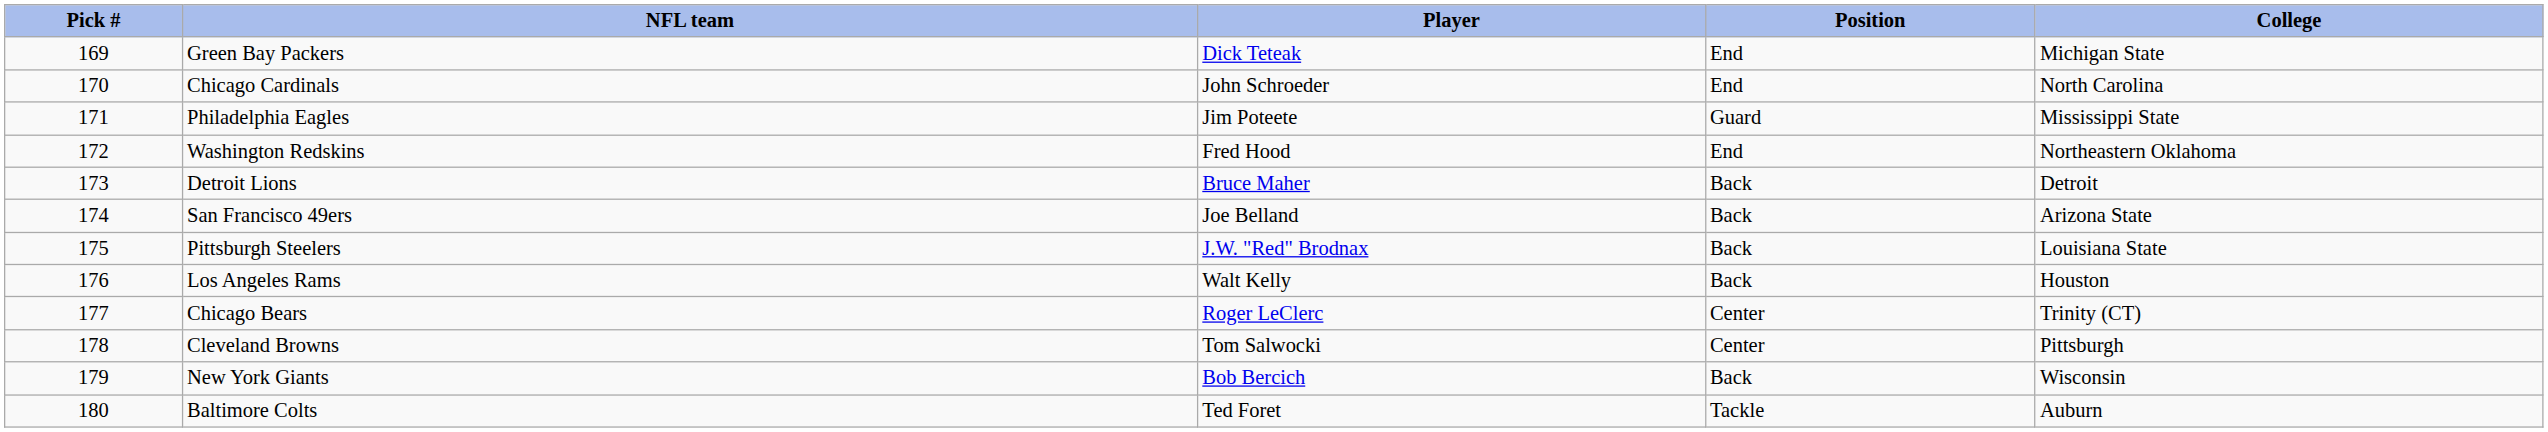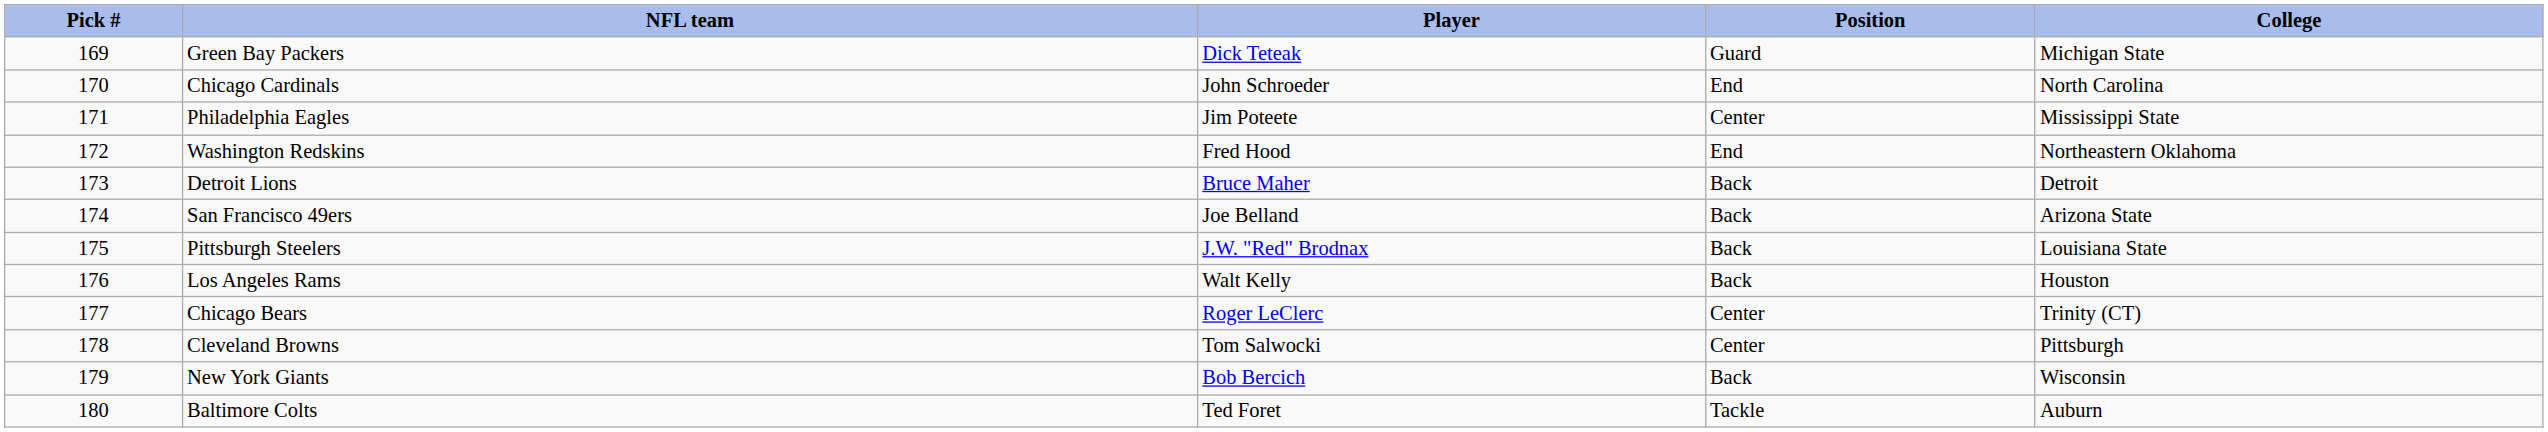(1726, 53) End -> (1736, 53) Guard
(1736, 118) Guard -> (1737, 118) Center
